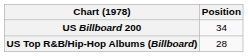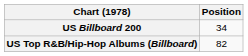(221, 43) 28 -> (221, 43) 82
